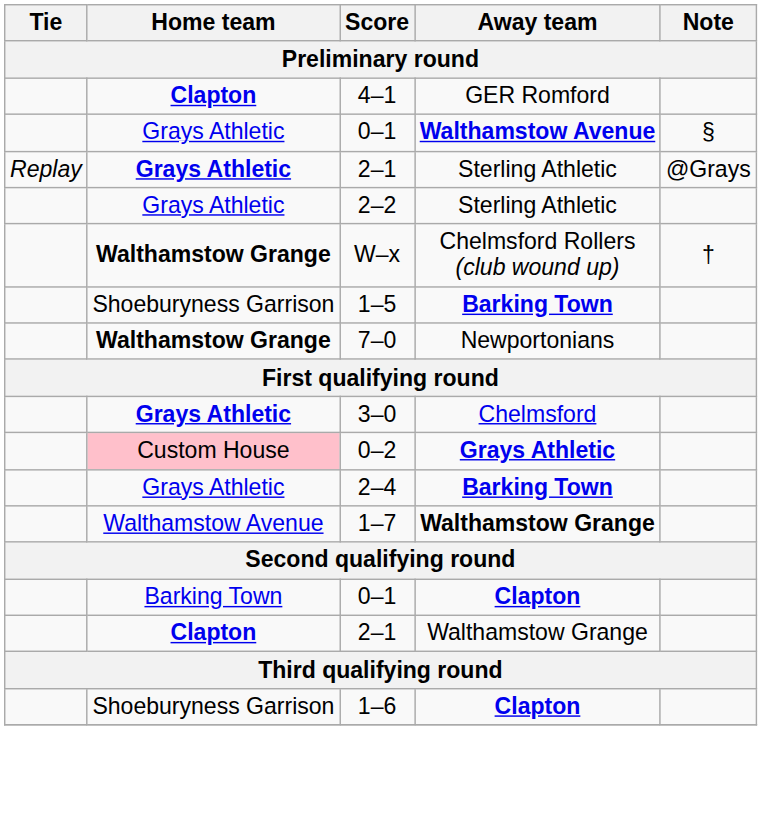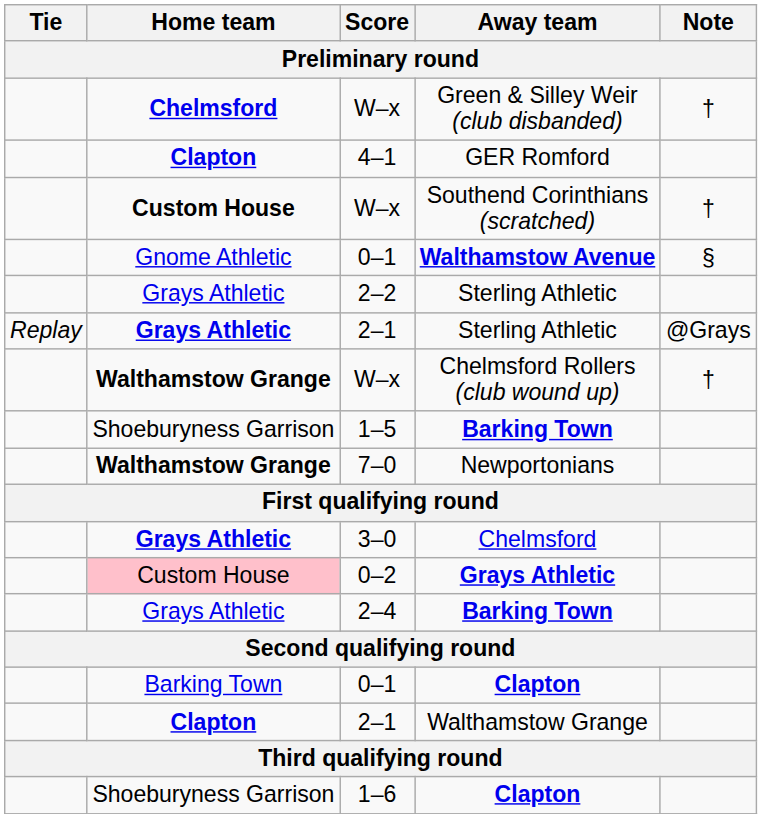+ row: (377, 108)
+ row: (377, 207)
(213, 132) Grays Athletic -> (213, 257) Gnome Athletic
rows swapped: (377, 205) <-> (377, 168)
- row: (377, 523)
